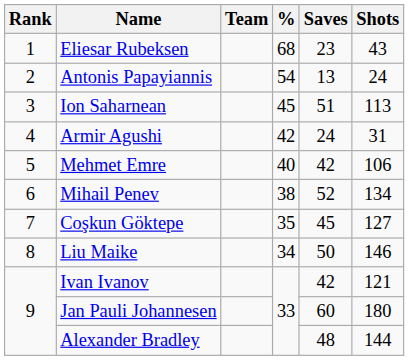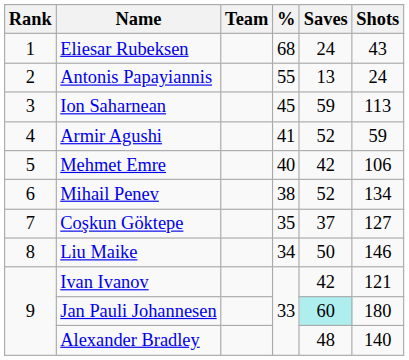(326, 48) 23 -> (326, 48) 24
(286, 77) 54 -> (286, 77) 55
(326, 106) 51 -> (326, 106) 59
(286, 135) 42 -> (286, 135) 41
(326, 135) 24 -> (326, 135) 52
(378, 135) 31 -> (378, 135) 59
(326, 223) 45 -> (326, 223) 37
(326, 310) no background -> (326, 310) paleturquoise background
(378, 340) 144 -> (378, 340) 140
